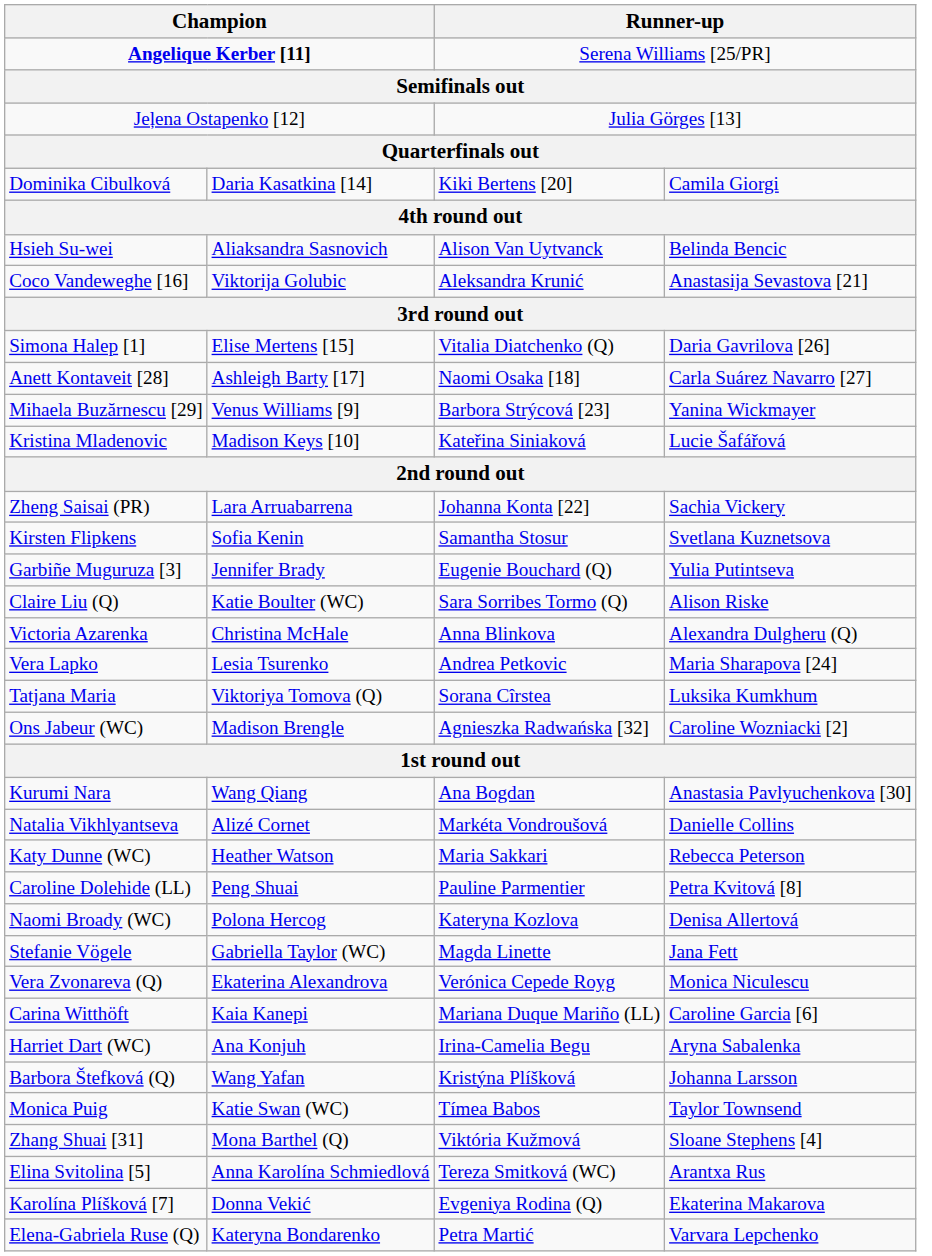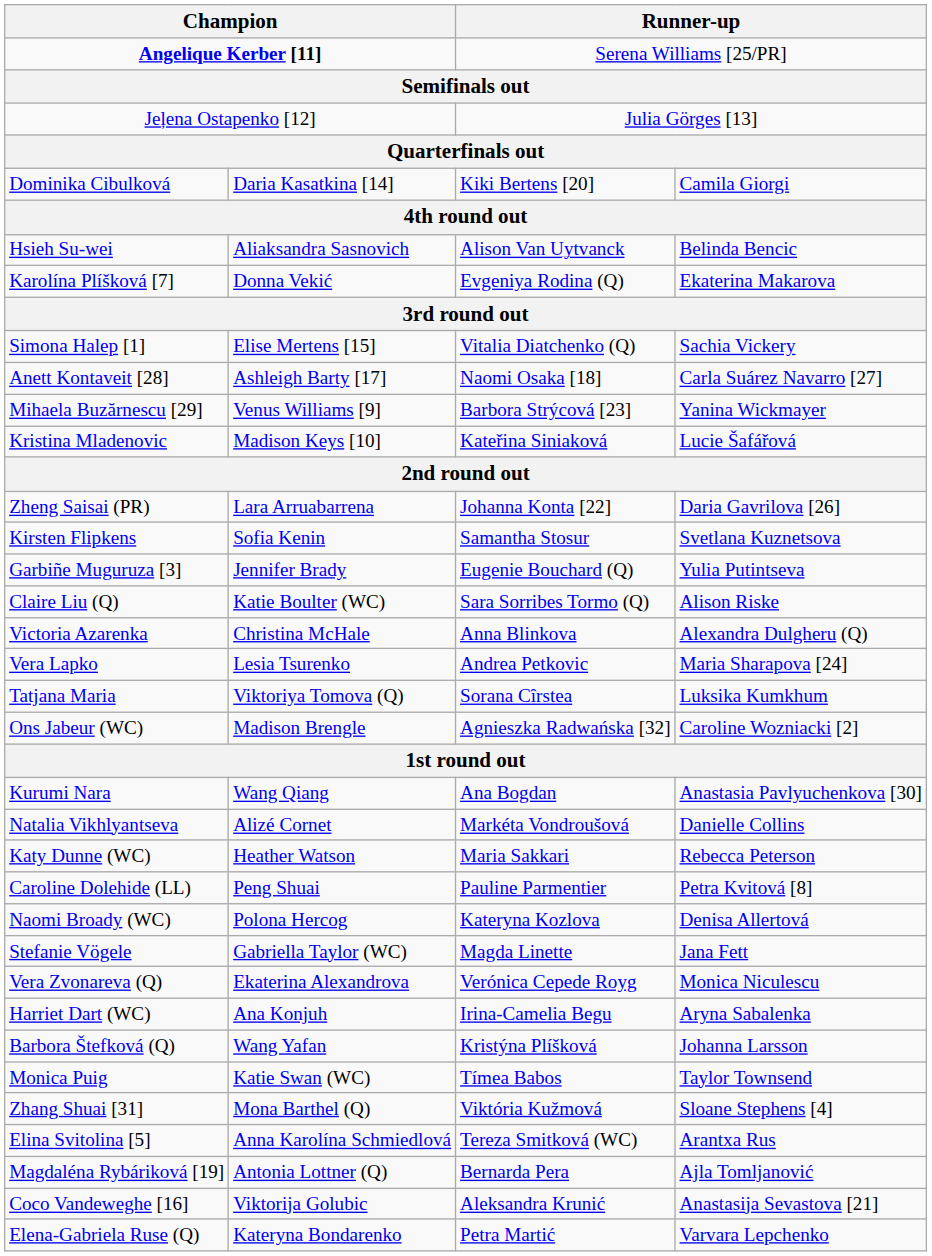rows swapped: (92, 1203) <-> (99, 281)
(749, 346) Daria Gavrilova [26] -> (738, 346) Sachia Vickery
(727, 506) Sachia Vickery -> (760, 506) Daria Gavrilova [26]
- row: (69, 1014)
+ row: (117, 1172)
